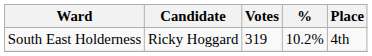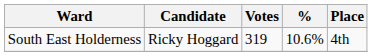(305, 39) 10.2% -> (305, 39) 10.6%
